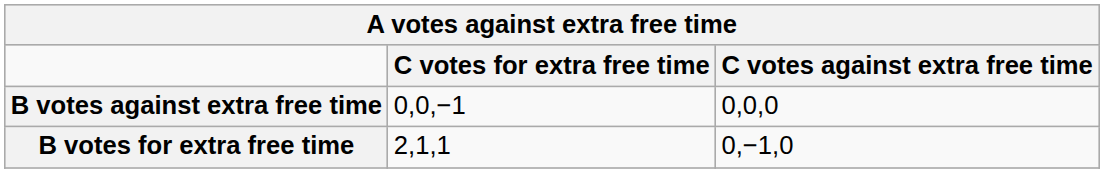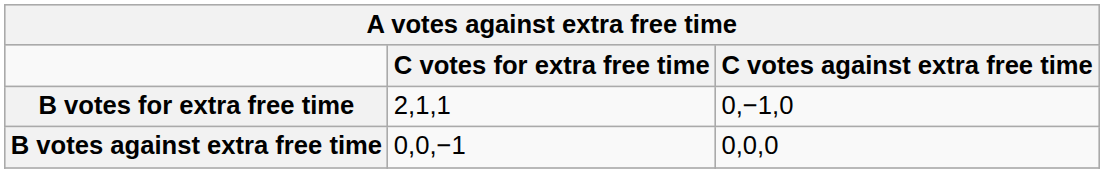rows swapped: (196, 146) <-> (196, 106)
